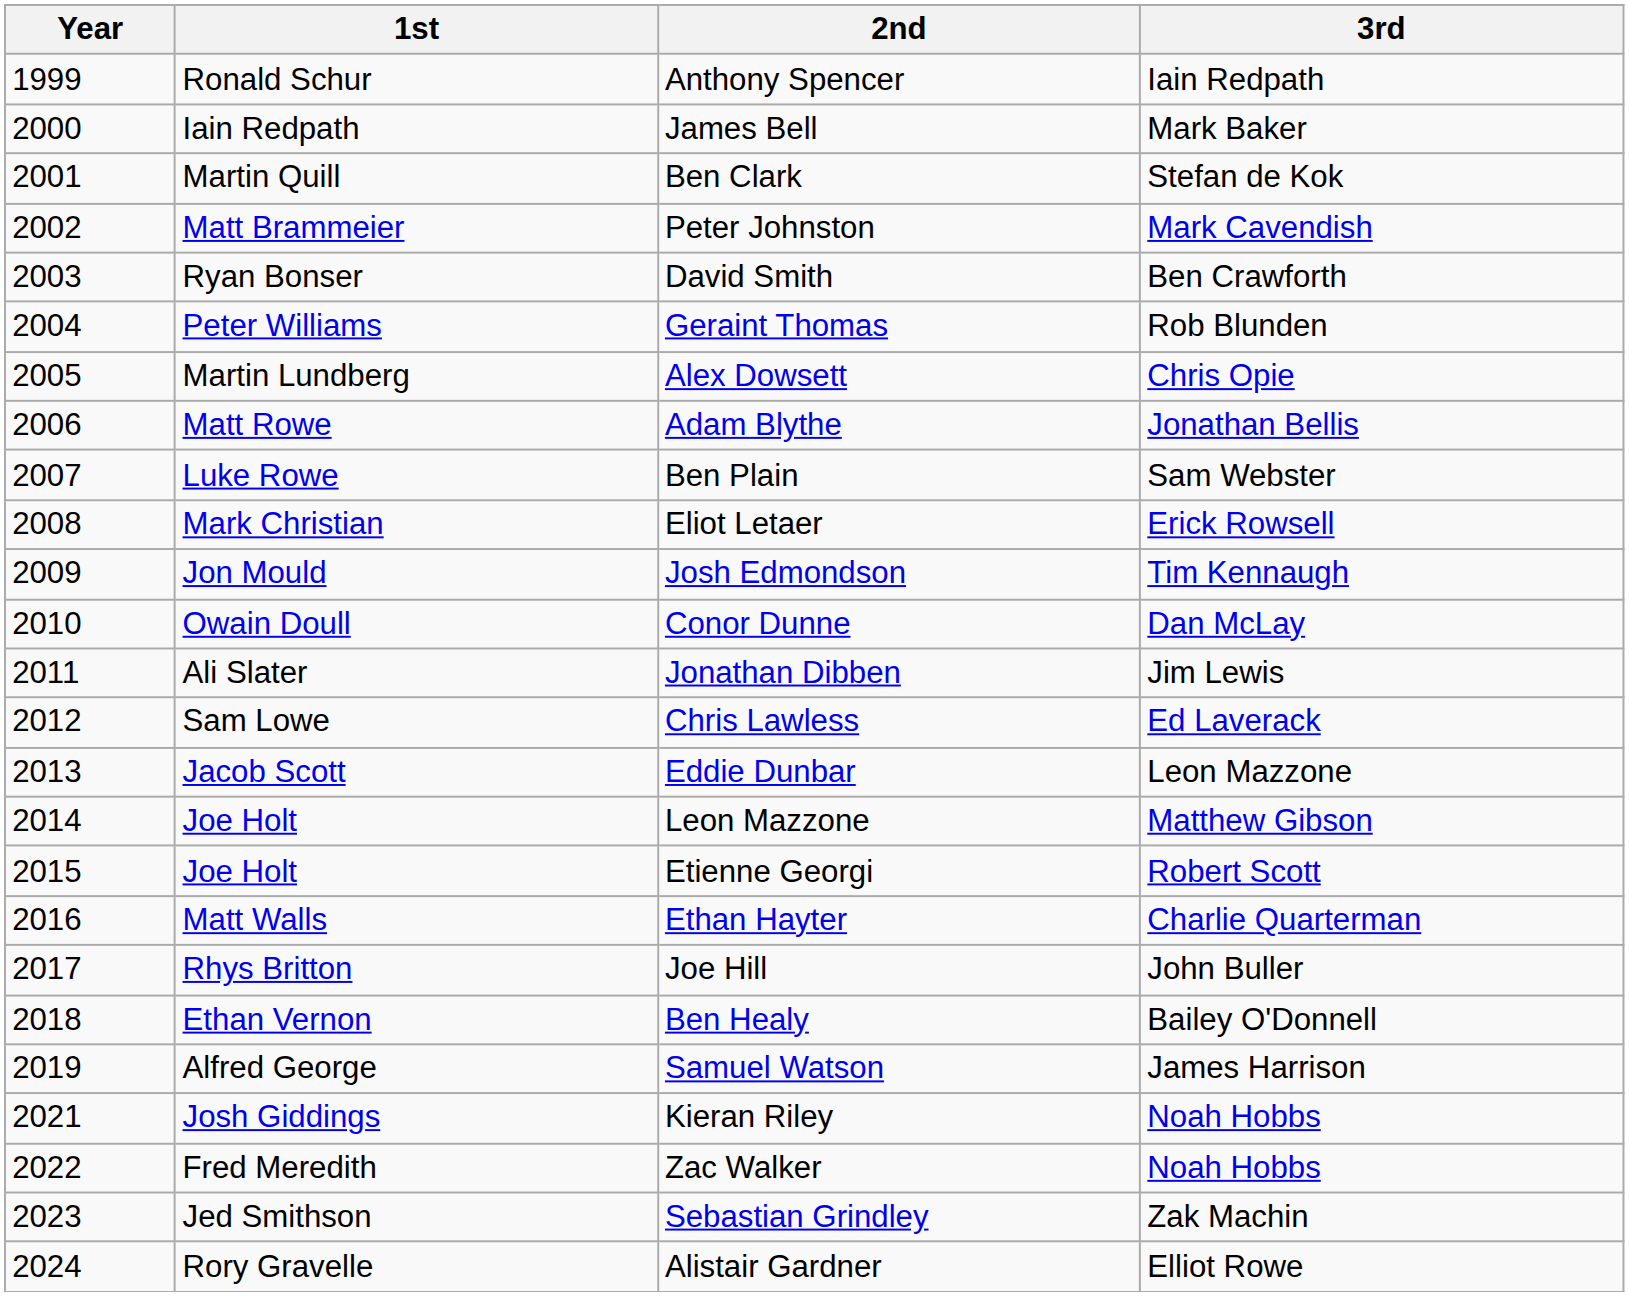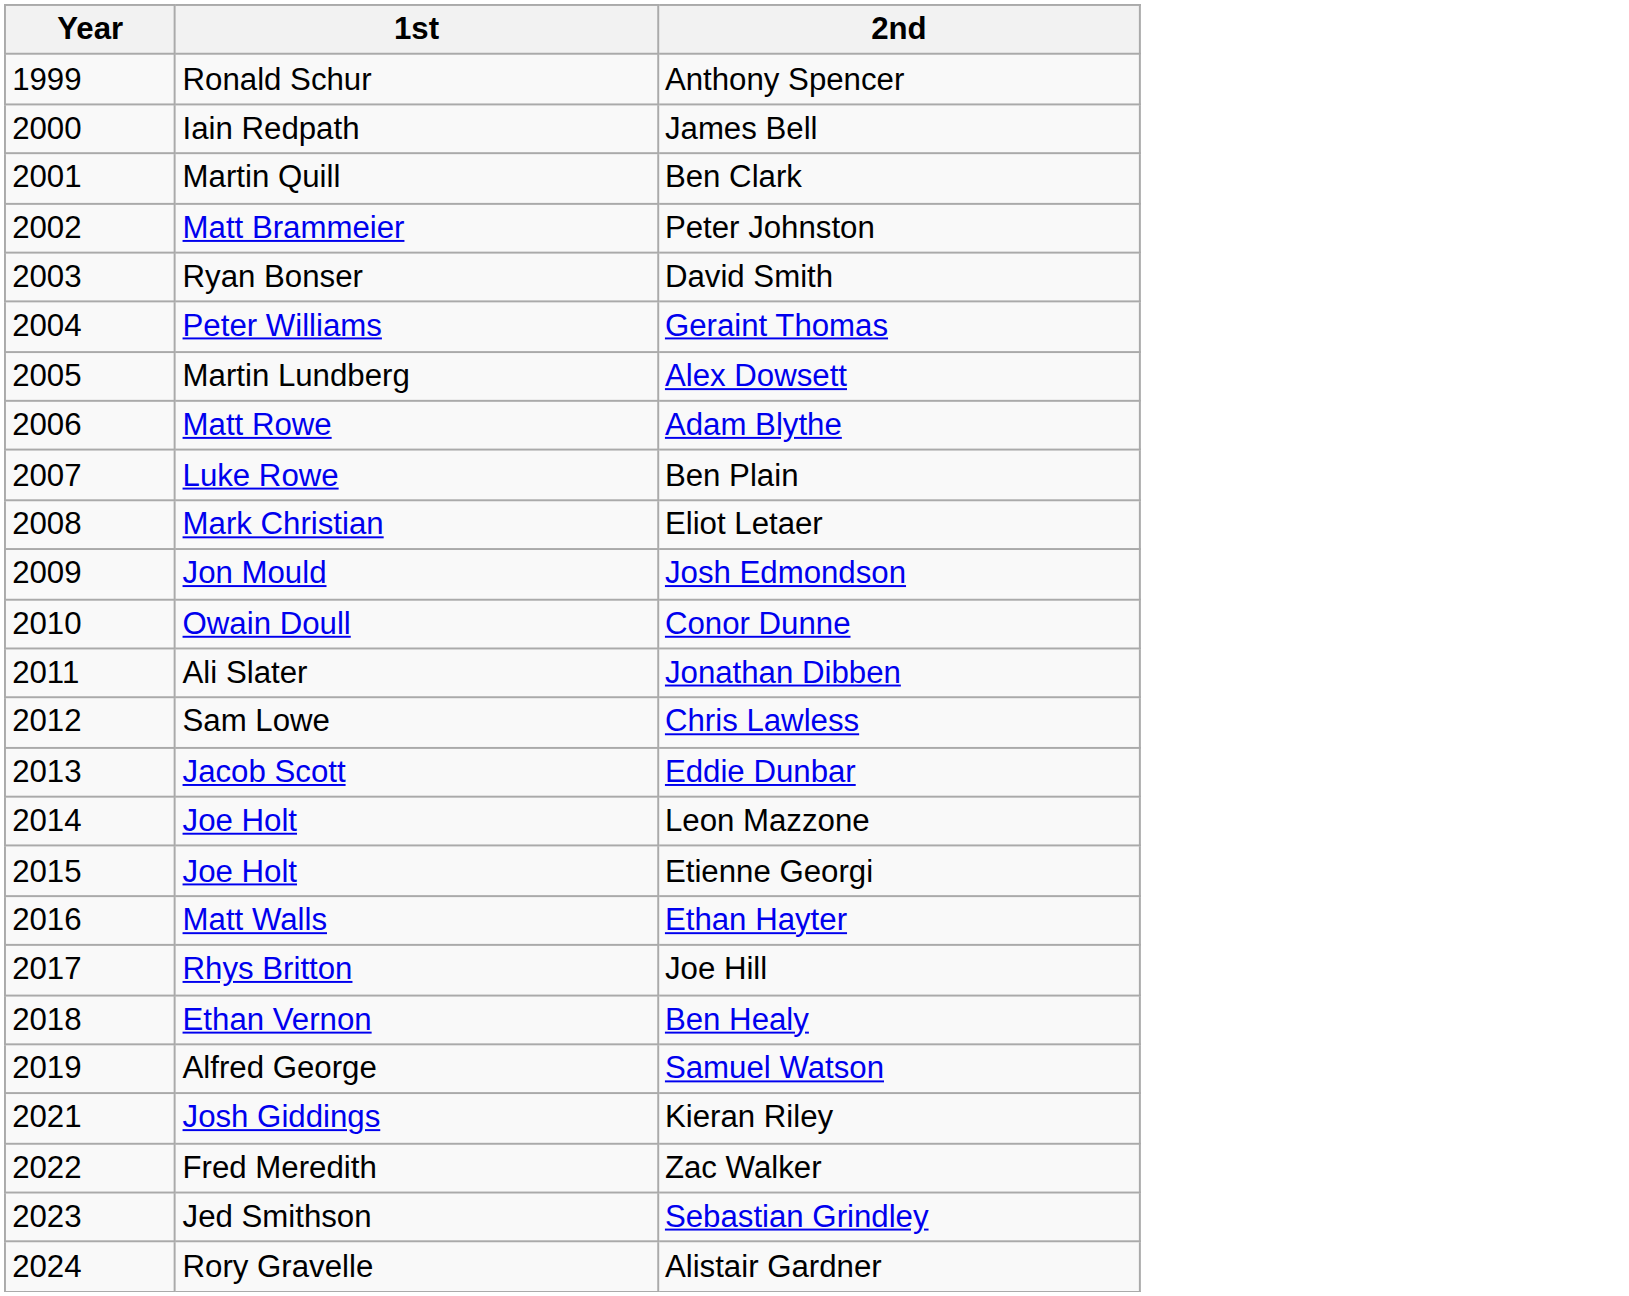- column: (1381, 29)
